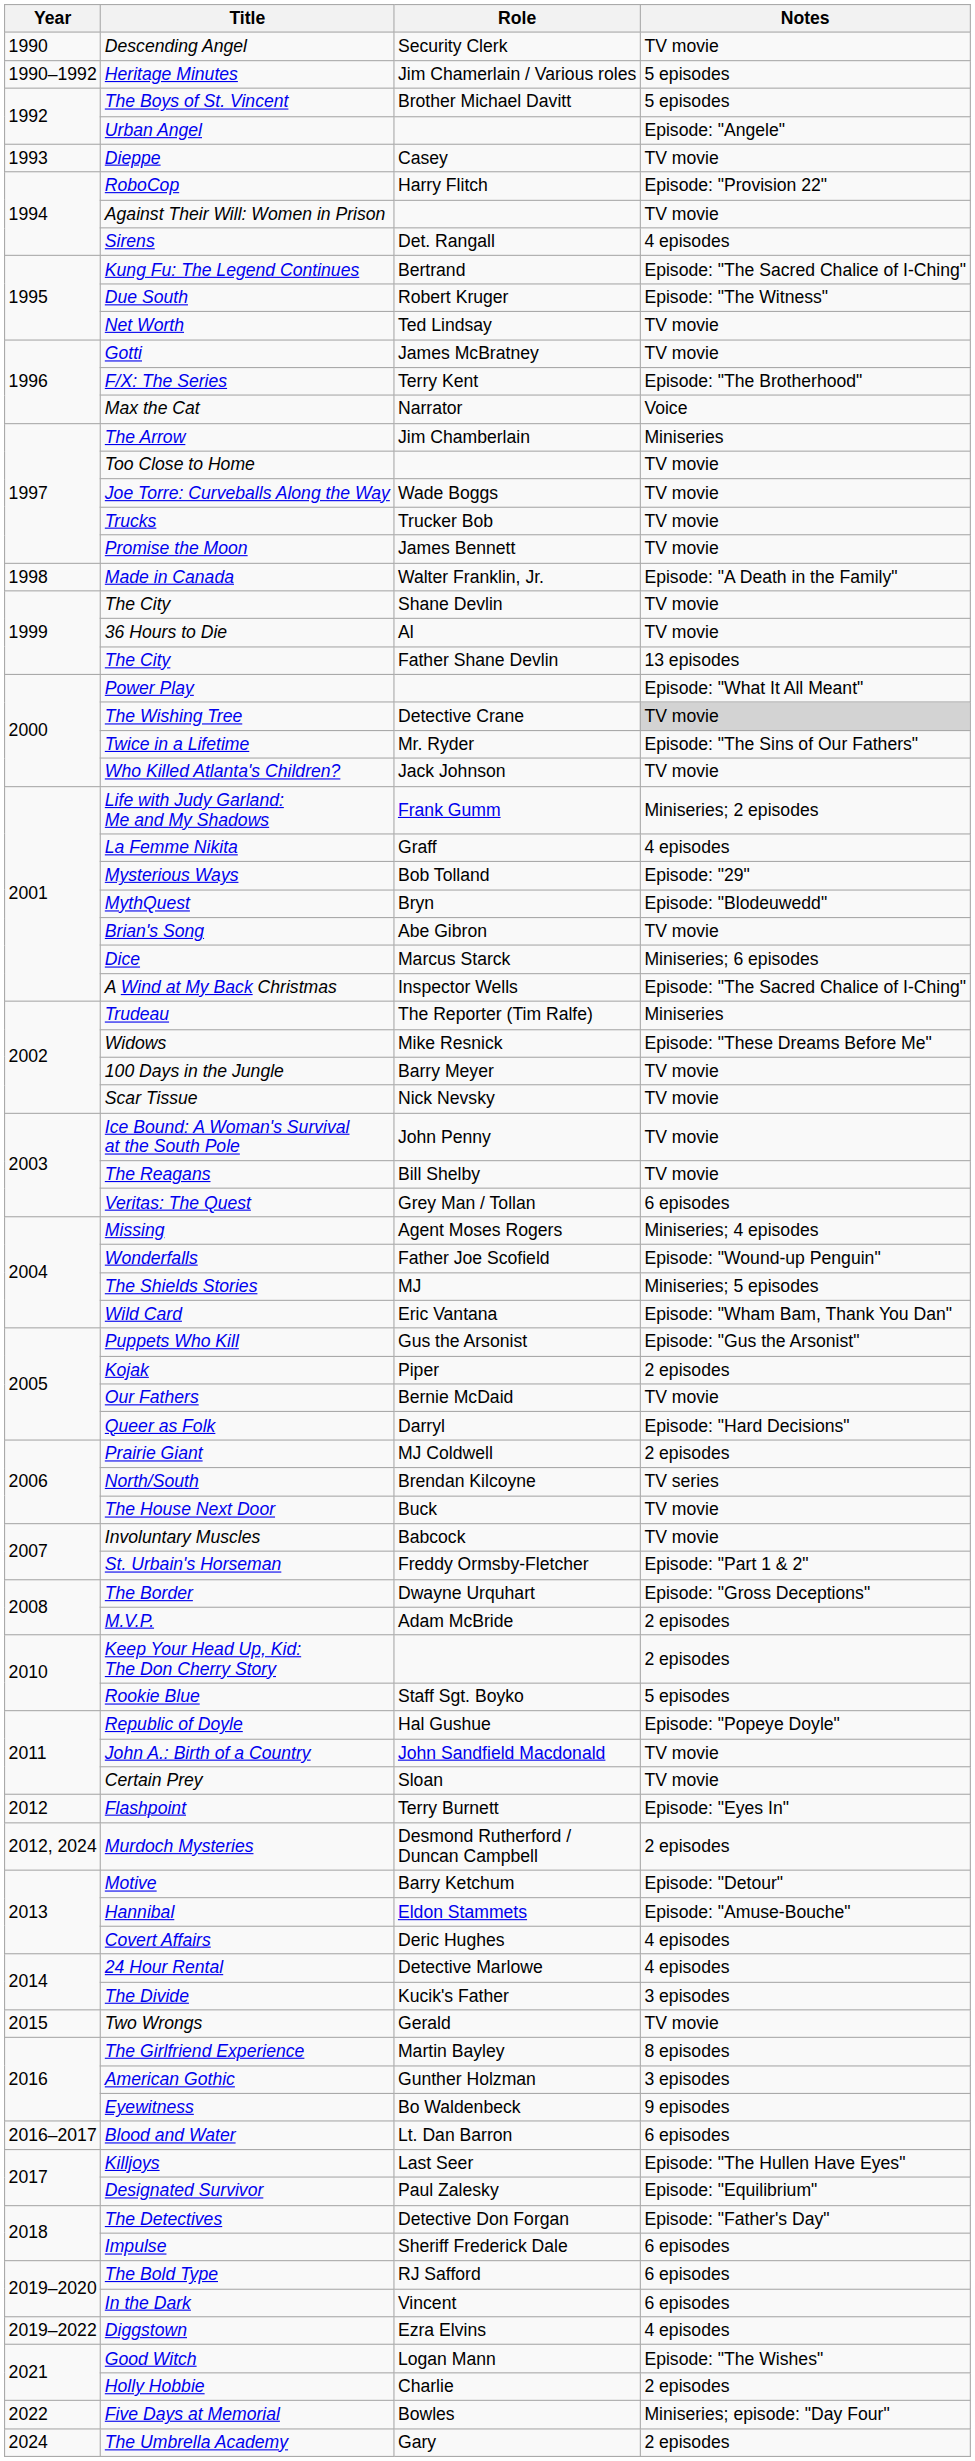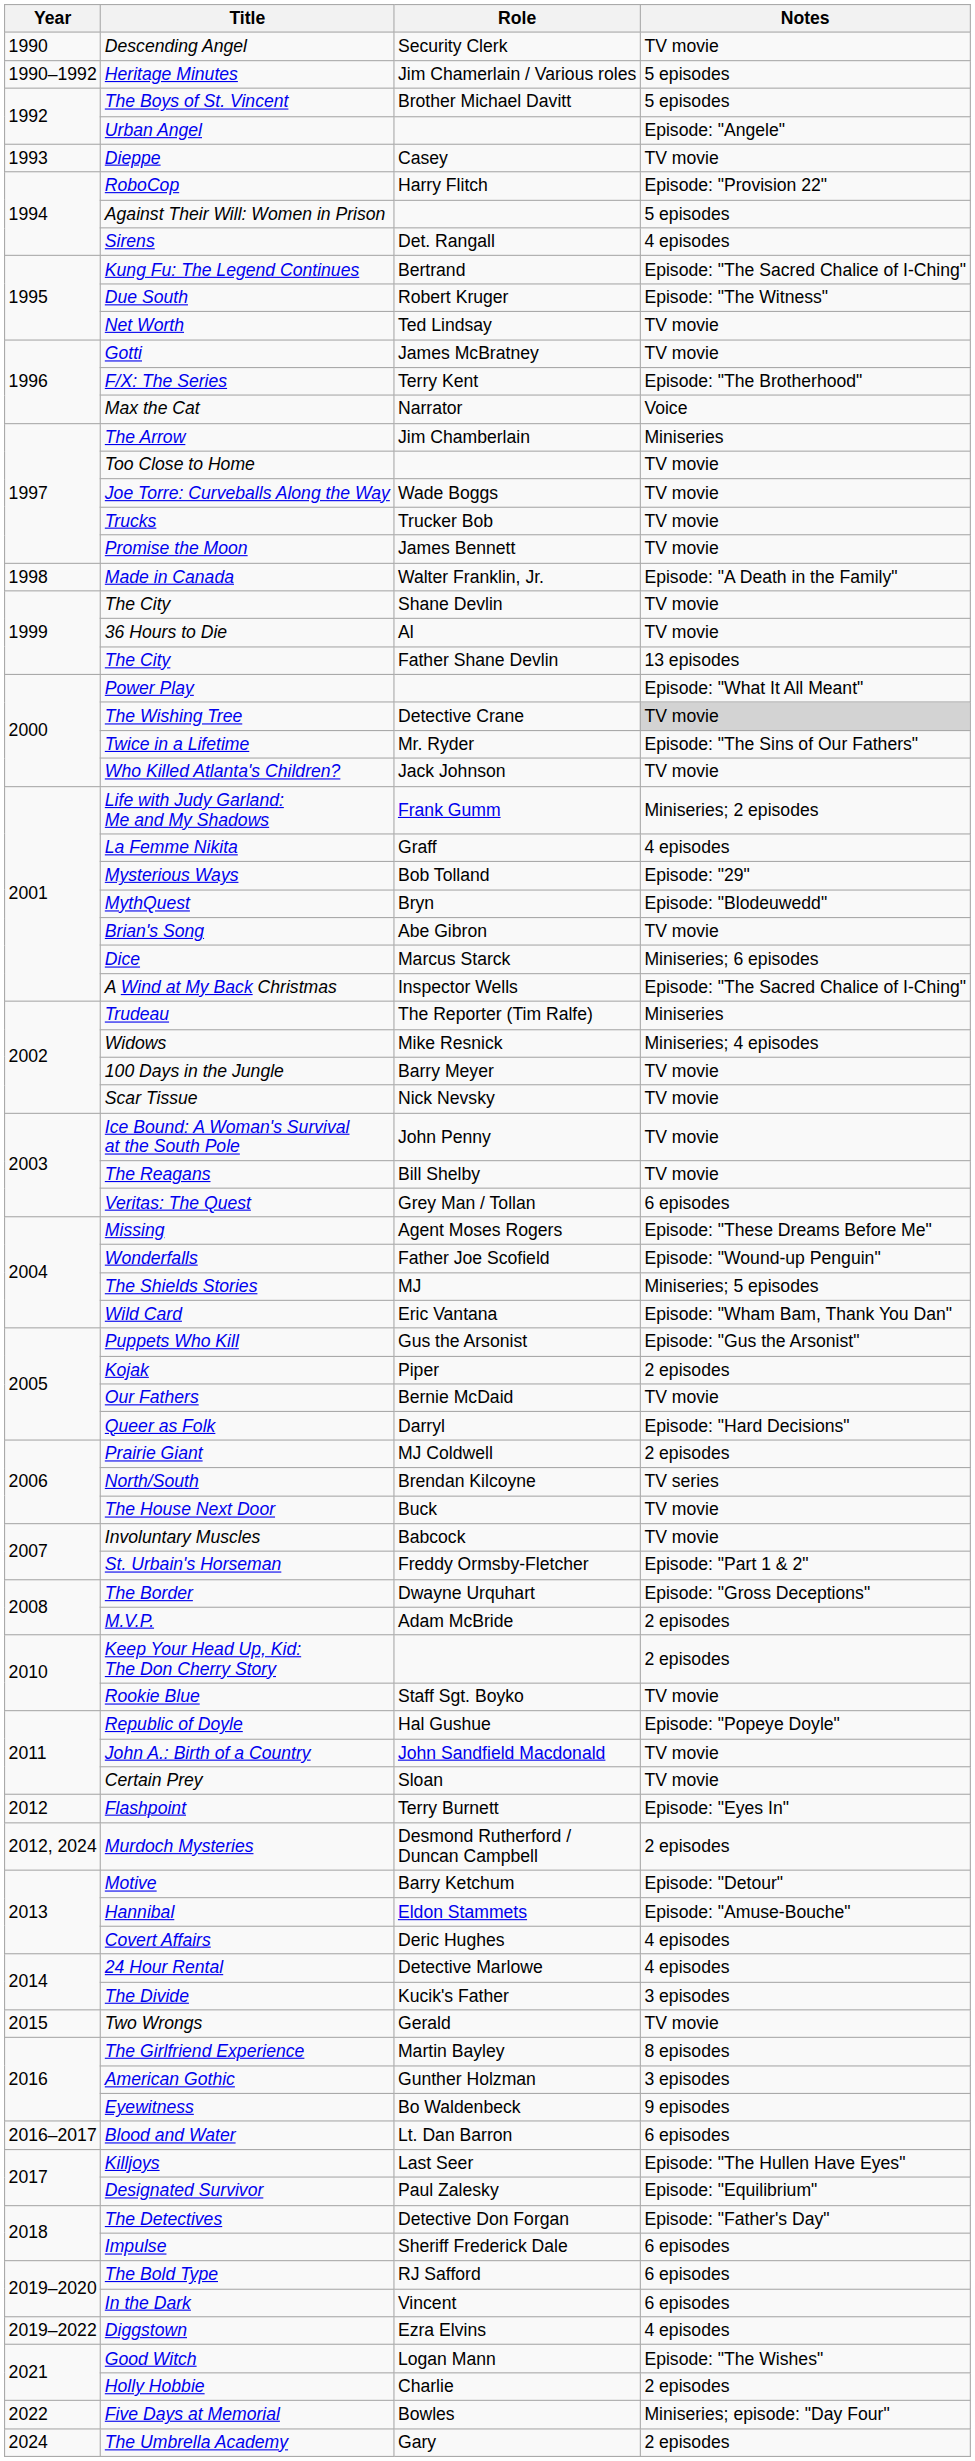(682, 213) TV movie -> (687, 213) 5 episodes
(788, 1043) Episode: "These Dreams Before Me" -> (731, 1043) Miniseries; 4 episodes
(731, 1230) Miniseries; 4 episodes -> (788, 1230) Episode: "These Dreams Before Me"
(687, 1696) 5 episodes -> (682, 1696) TV movie
